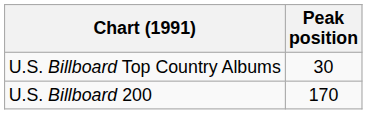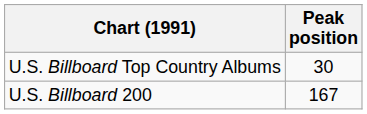(323, 94) 170 -> (323, 94) 167
